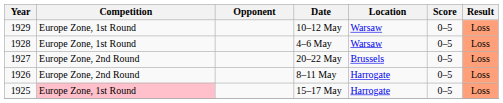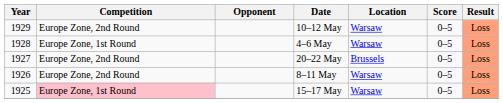(88, 28) Europe Zone, 1st Round -> (89, 28) Europe Zone, 2nd Round
(370, 75) Harrogate -> (366, 75) Warsaw
(370, 91) Harrogate -> (366, 91) Warsaw
